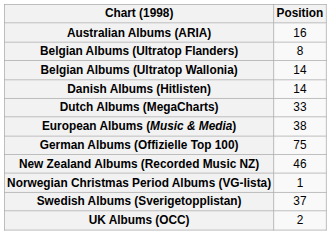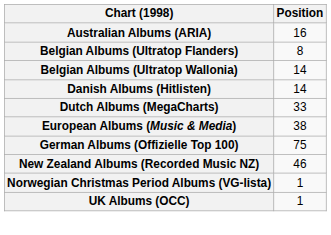- row: (139, 201)
(300, 220) 2 -> (300, 201) 1
